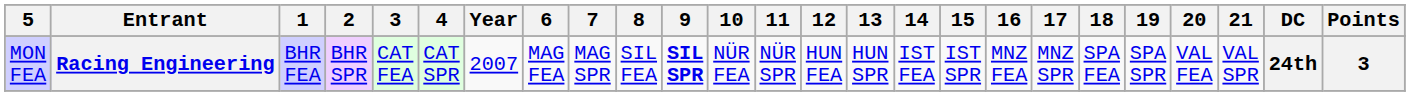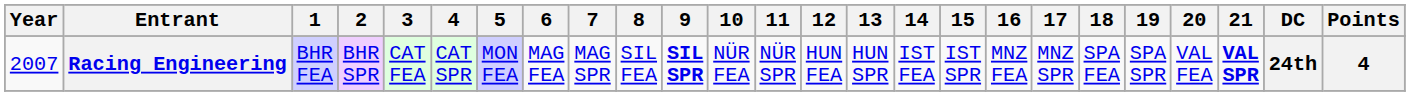columns swapped: (494, 21) <-> (28, 21)
(1241, 64) normal -> (1241, 64) bold
(1364, 64) 3 -> (1364, 64) 4
